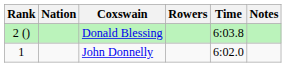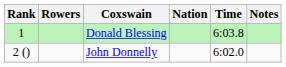columns swapped: (188, 14) <-> (59, 14)
(21, 33) 2 () -> (21, 33) 1
(21, 52) 1 -> (21, 52) 2 ()
